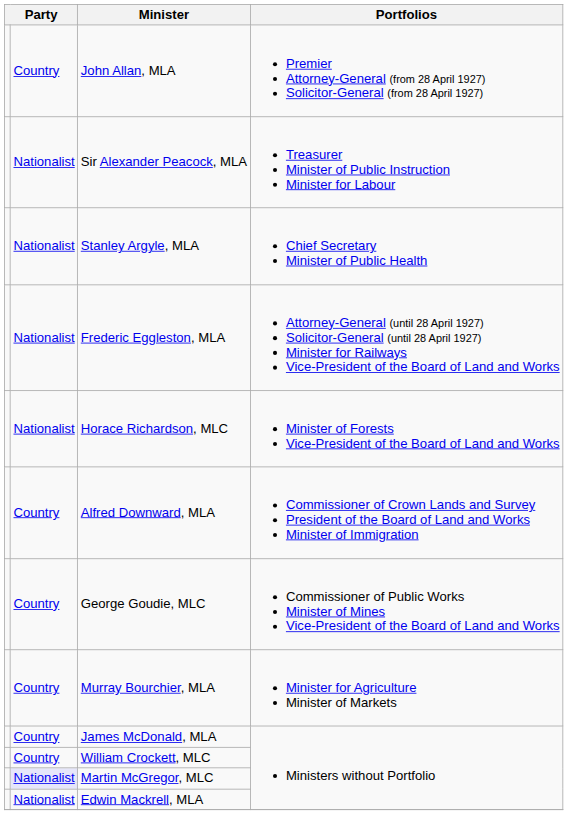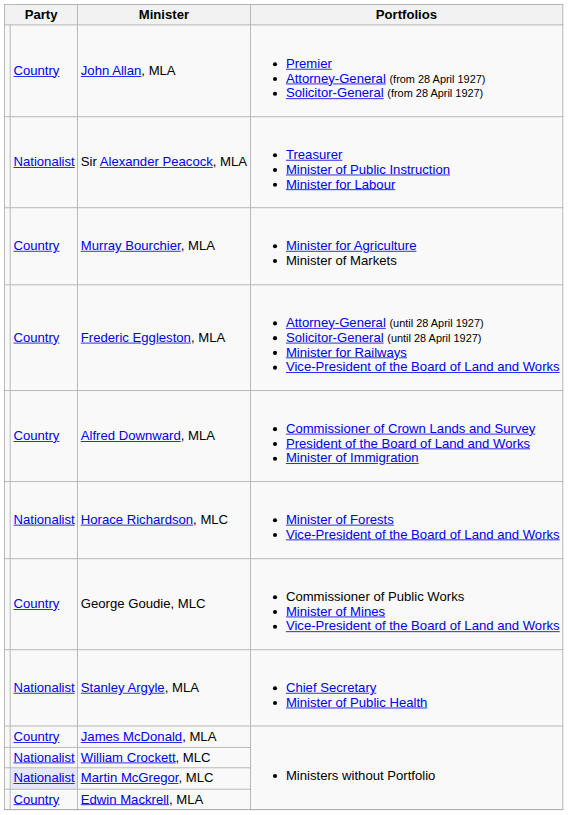rows swapped: (140, 246) <-> (148, 688)
(44, 337) Nationalist -> (36, 337) Country
rows swapped: (148, 512) <-> (154, 428)
(36, 757) Country -> (44, 757) Nationalist
(44, 799) Nationalist -> (36, 799) Country
